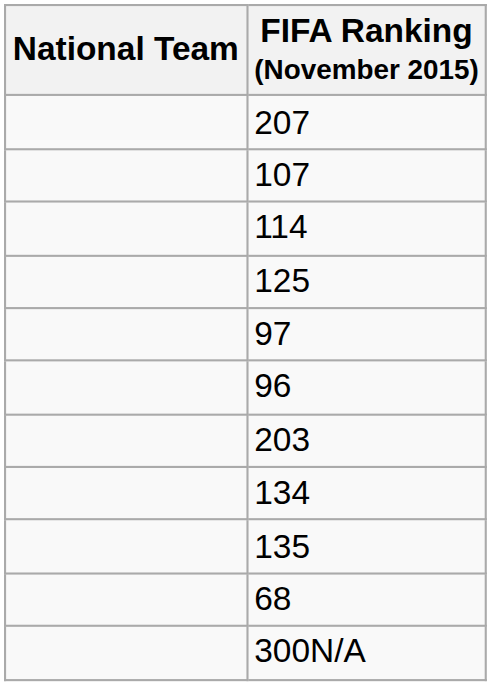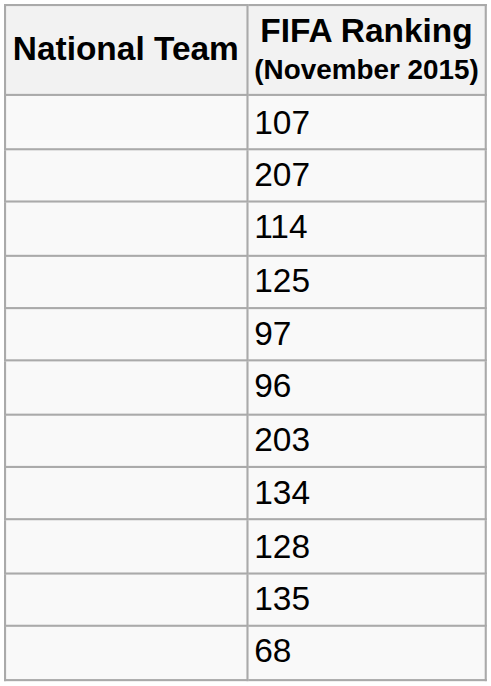rows swapped: (282, 174) <-> (282, 121)
+ row: (282, 545)
- row: (310, 652)
